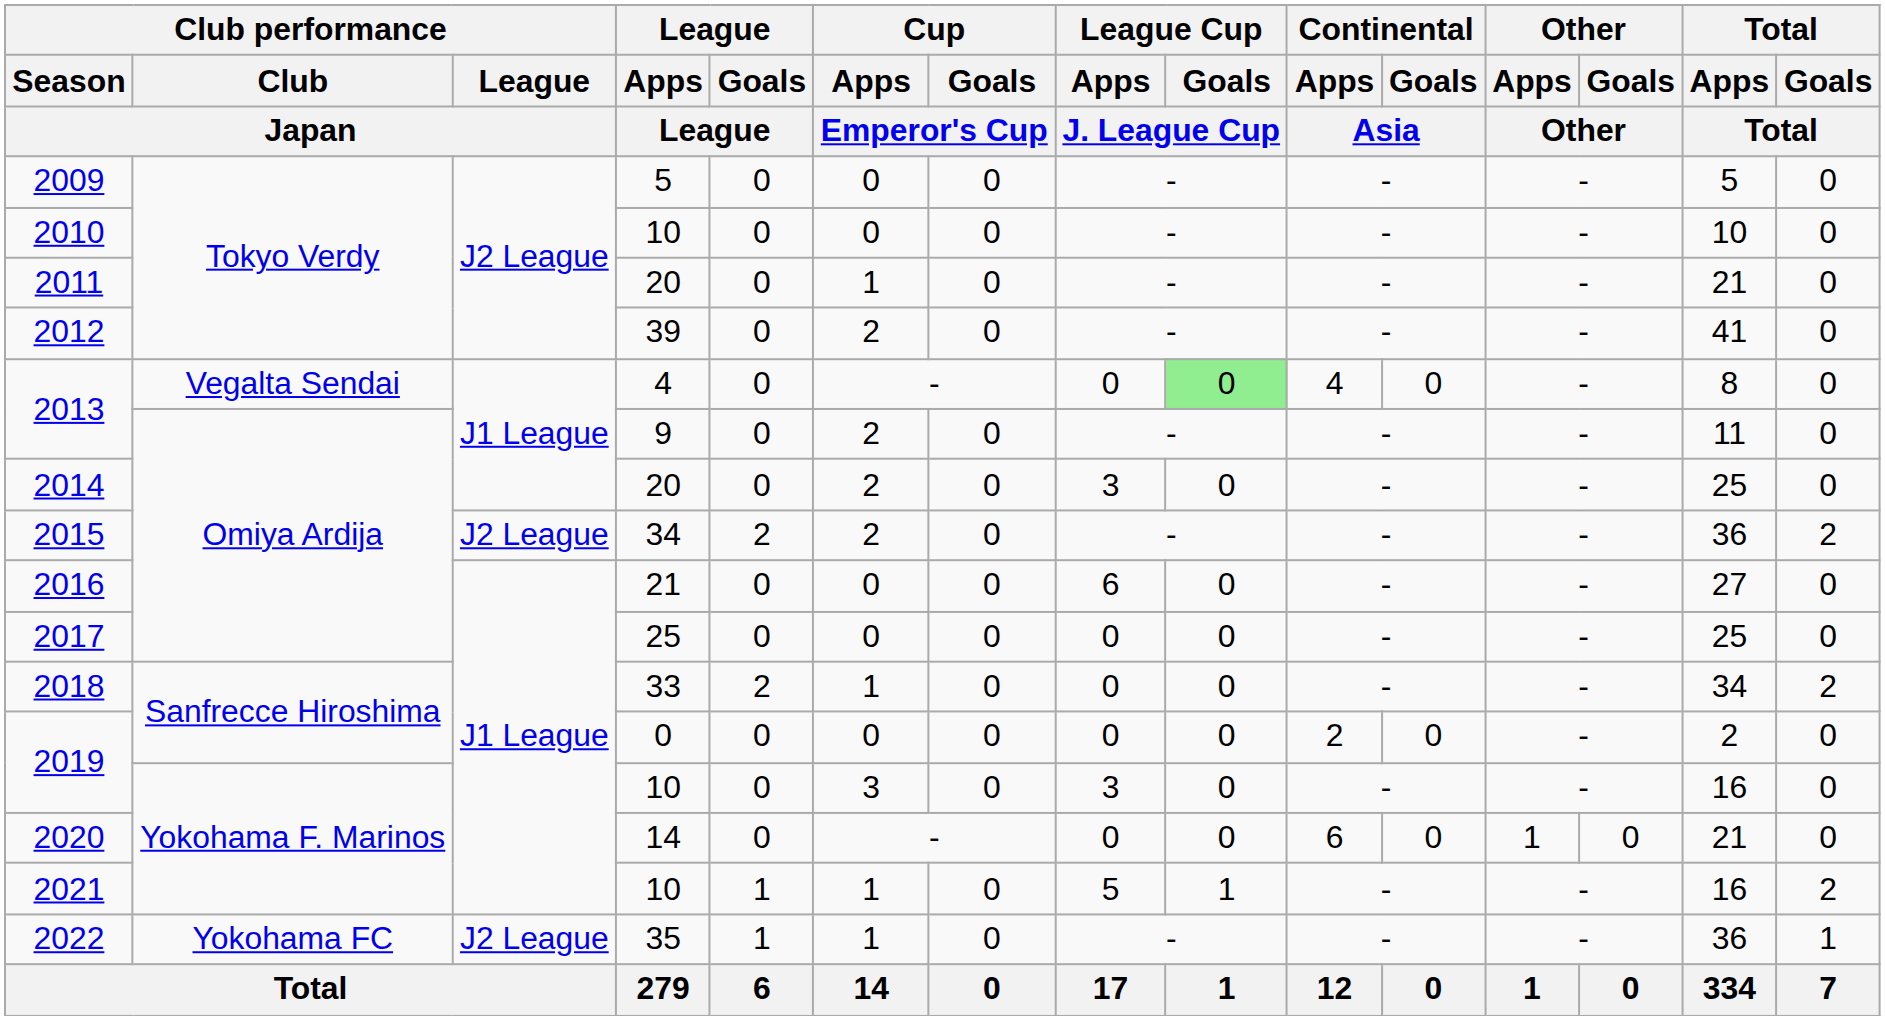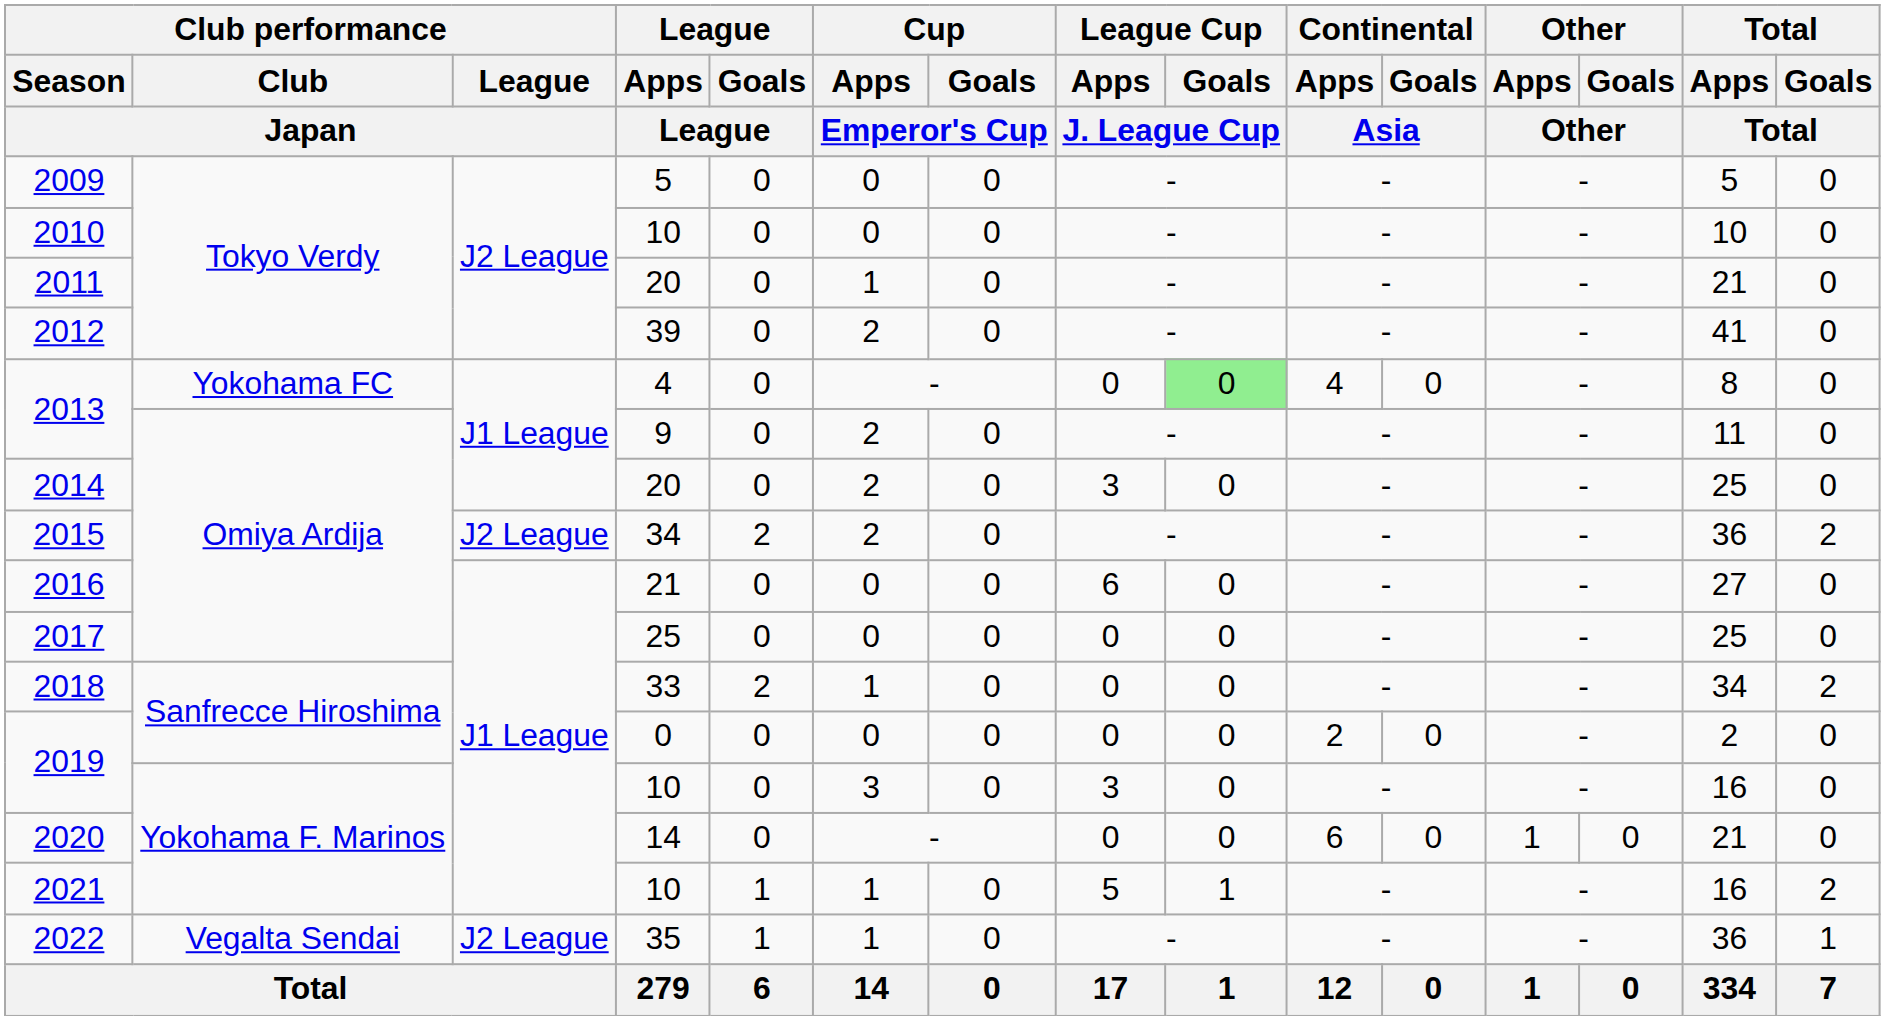(293, 383) Vegalta Sendai -> (293, 383) Yokohama FC
(293, 938) Yokohama FC -> (293, 938) Vegalta Sendai
